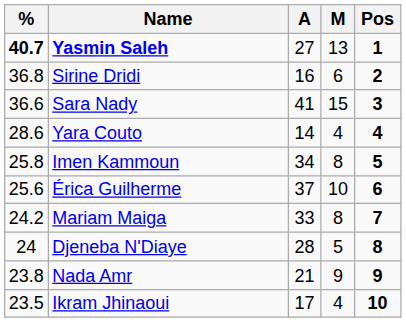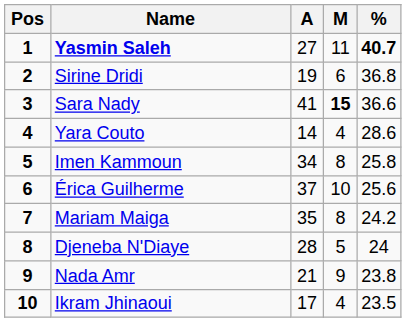columns swapped: (378, 19) <-> (26, 19)
(338, 48) 13 -> (340, 48) 11
(304, 76) 16 -> (307, 76) 19
(338, 105) normal -> (340, 105) bold
(304, 218) 33 -> (307, 218) 35
